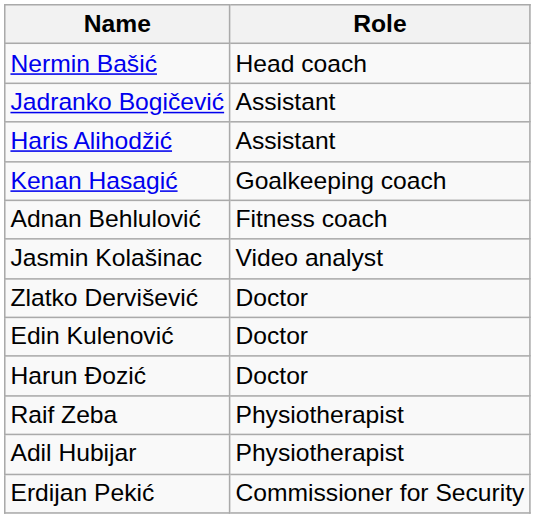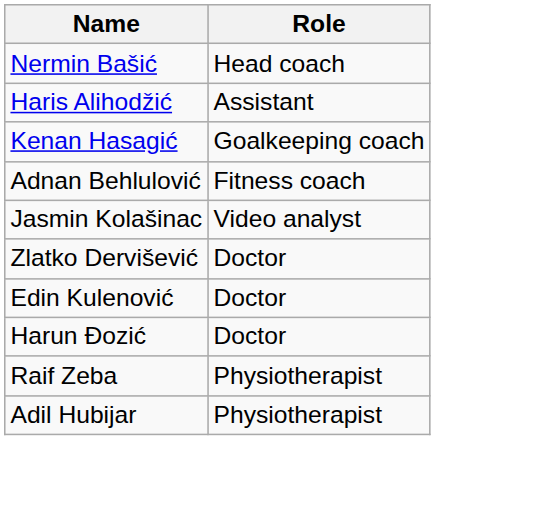- row: (117, 102)
- row: (82, 492)
